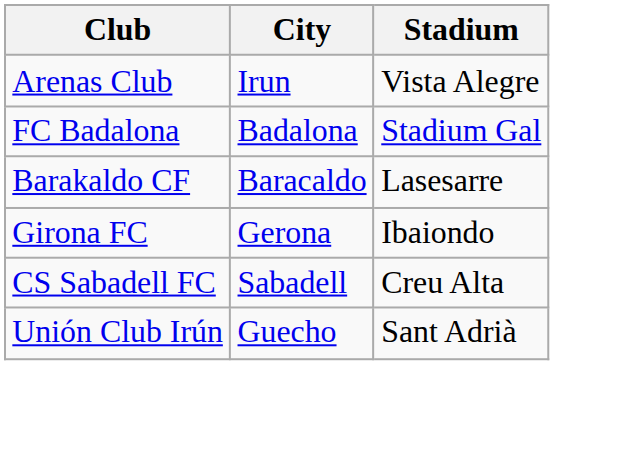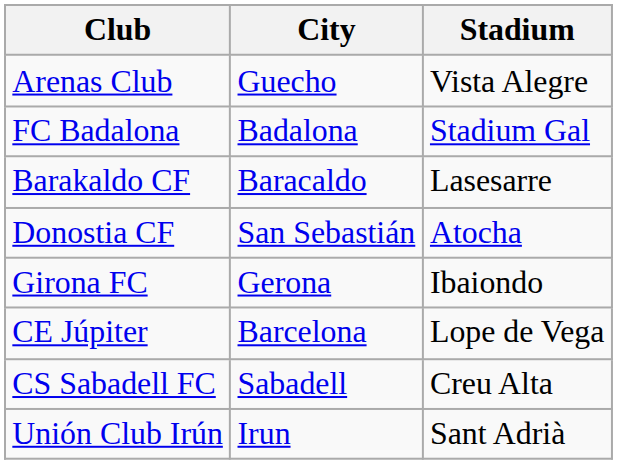(264, 80) Irun -> (287, 80) Guecho
+ row: (93, 231)
+ row: (80, 332)
(287, 332) Guecho -> (264, 433) Irun
